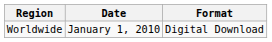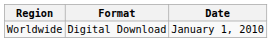columns swapped: (114, 13) <-> (214, 13)
